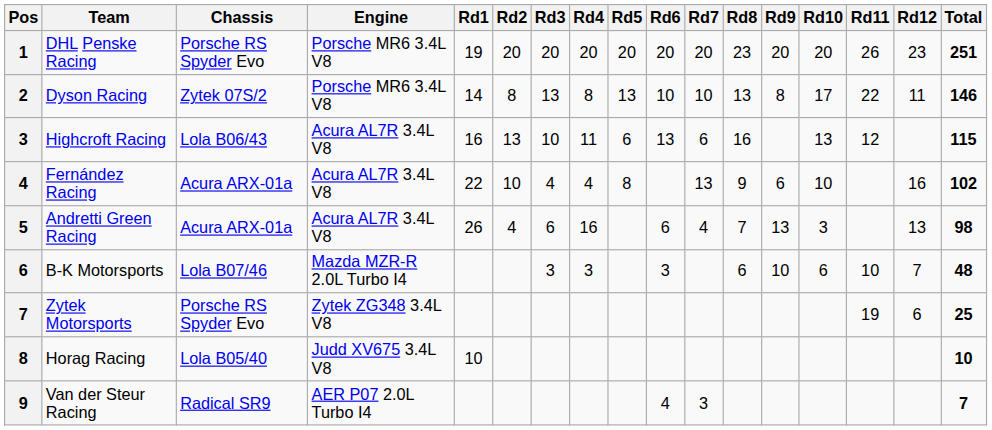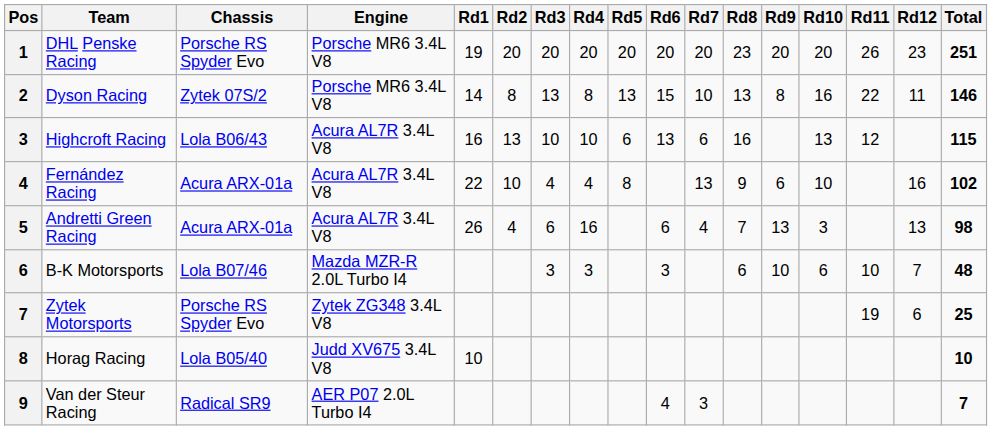(665, 96) 10 -> (665, 96) 15
(823, 96) 17 -> (823, 96) 16
(589, 140) 11 -> (589, 140) 10
